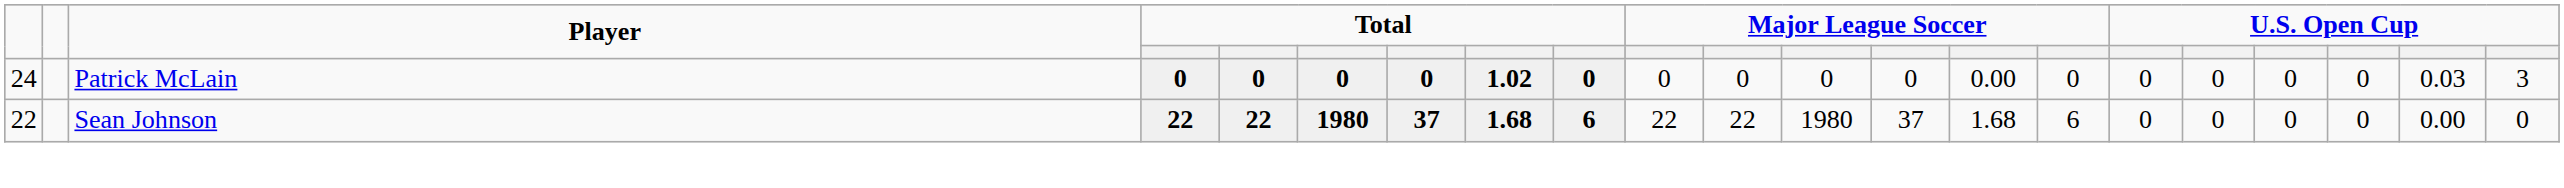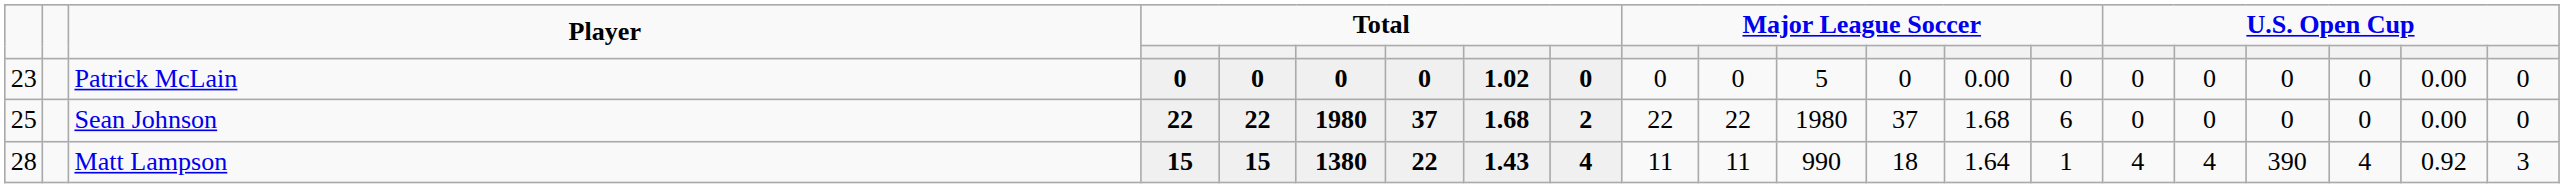(24, 78) 24 -> (24, 78) 23
(1827, 78) 0 -> (1821, 78) 5
(2443, 78) 0.03 -> (2444, 78) 0.00
(2523, 78) 3 -> (2523, 78) 0
(24, 119) 22 -> (24, 119) 25
(1589, 119) 6 -> (1586, 119) 2
+ row: (151, 161)
